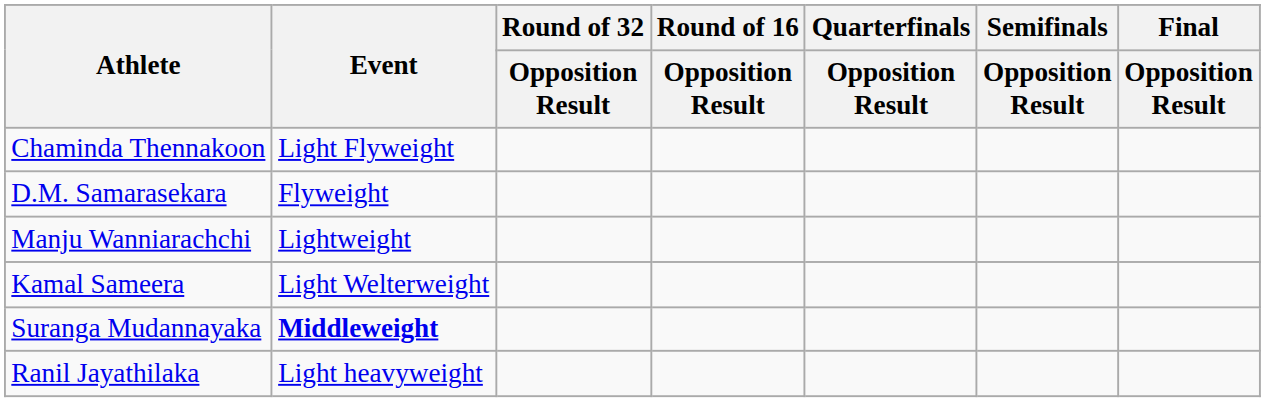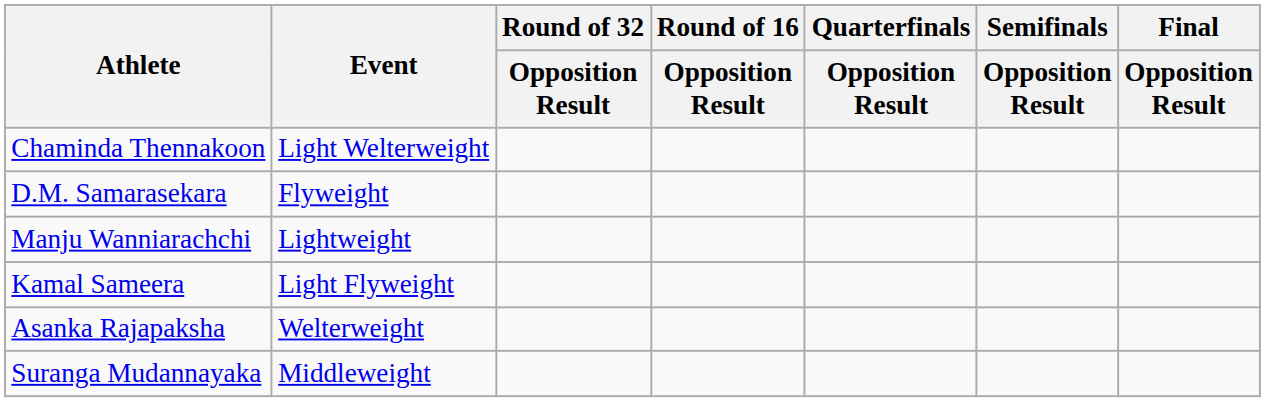(366, 149) Light Flyweight -> (384, 149) Light Welterweight
(384, 283) Light Welterweight -> (366, 283) Light Flyweight
+ row: (118, 328)
(358, 328) bold -> (354, 373) normal
- row: (105, 373)
